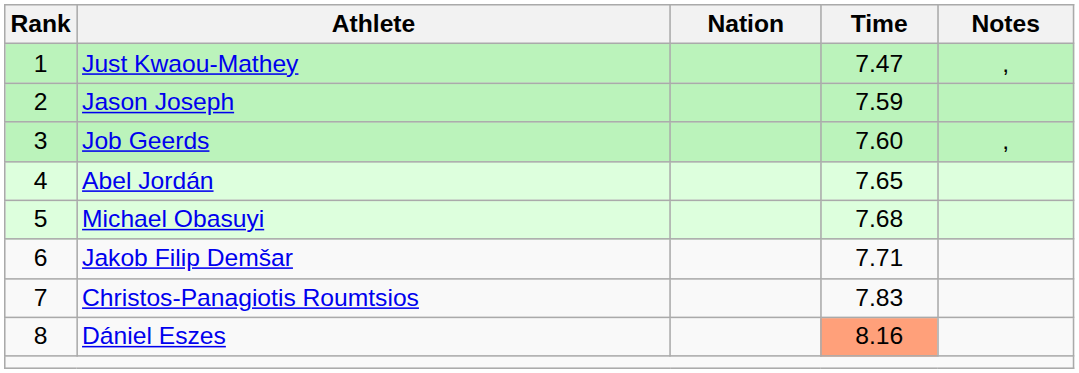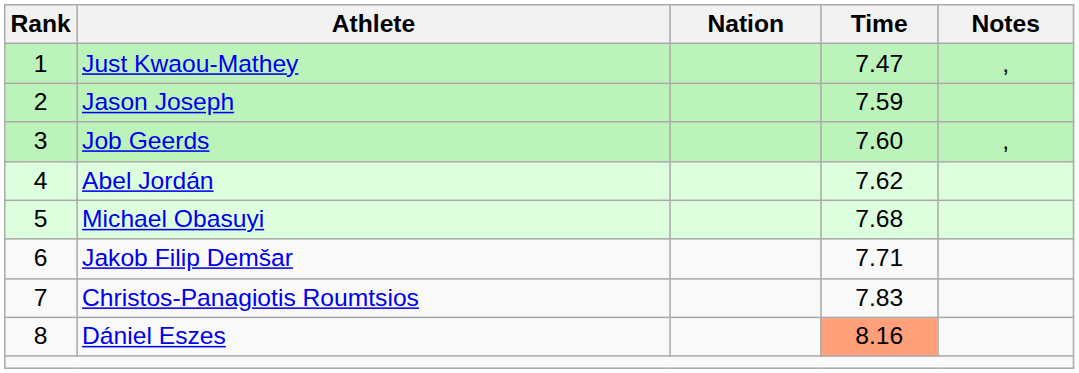(879, 180) 7.65 -> (879, 180) 7.62
